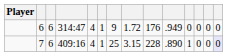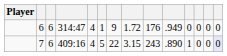(102, 43) 1 -> (102, 43) 5
(114, 43) 25 -> (114, 43) 22
(153, 43) 228 -> (153, 43) 243
